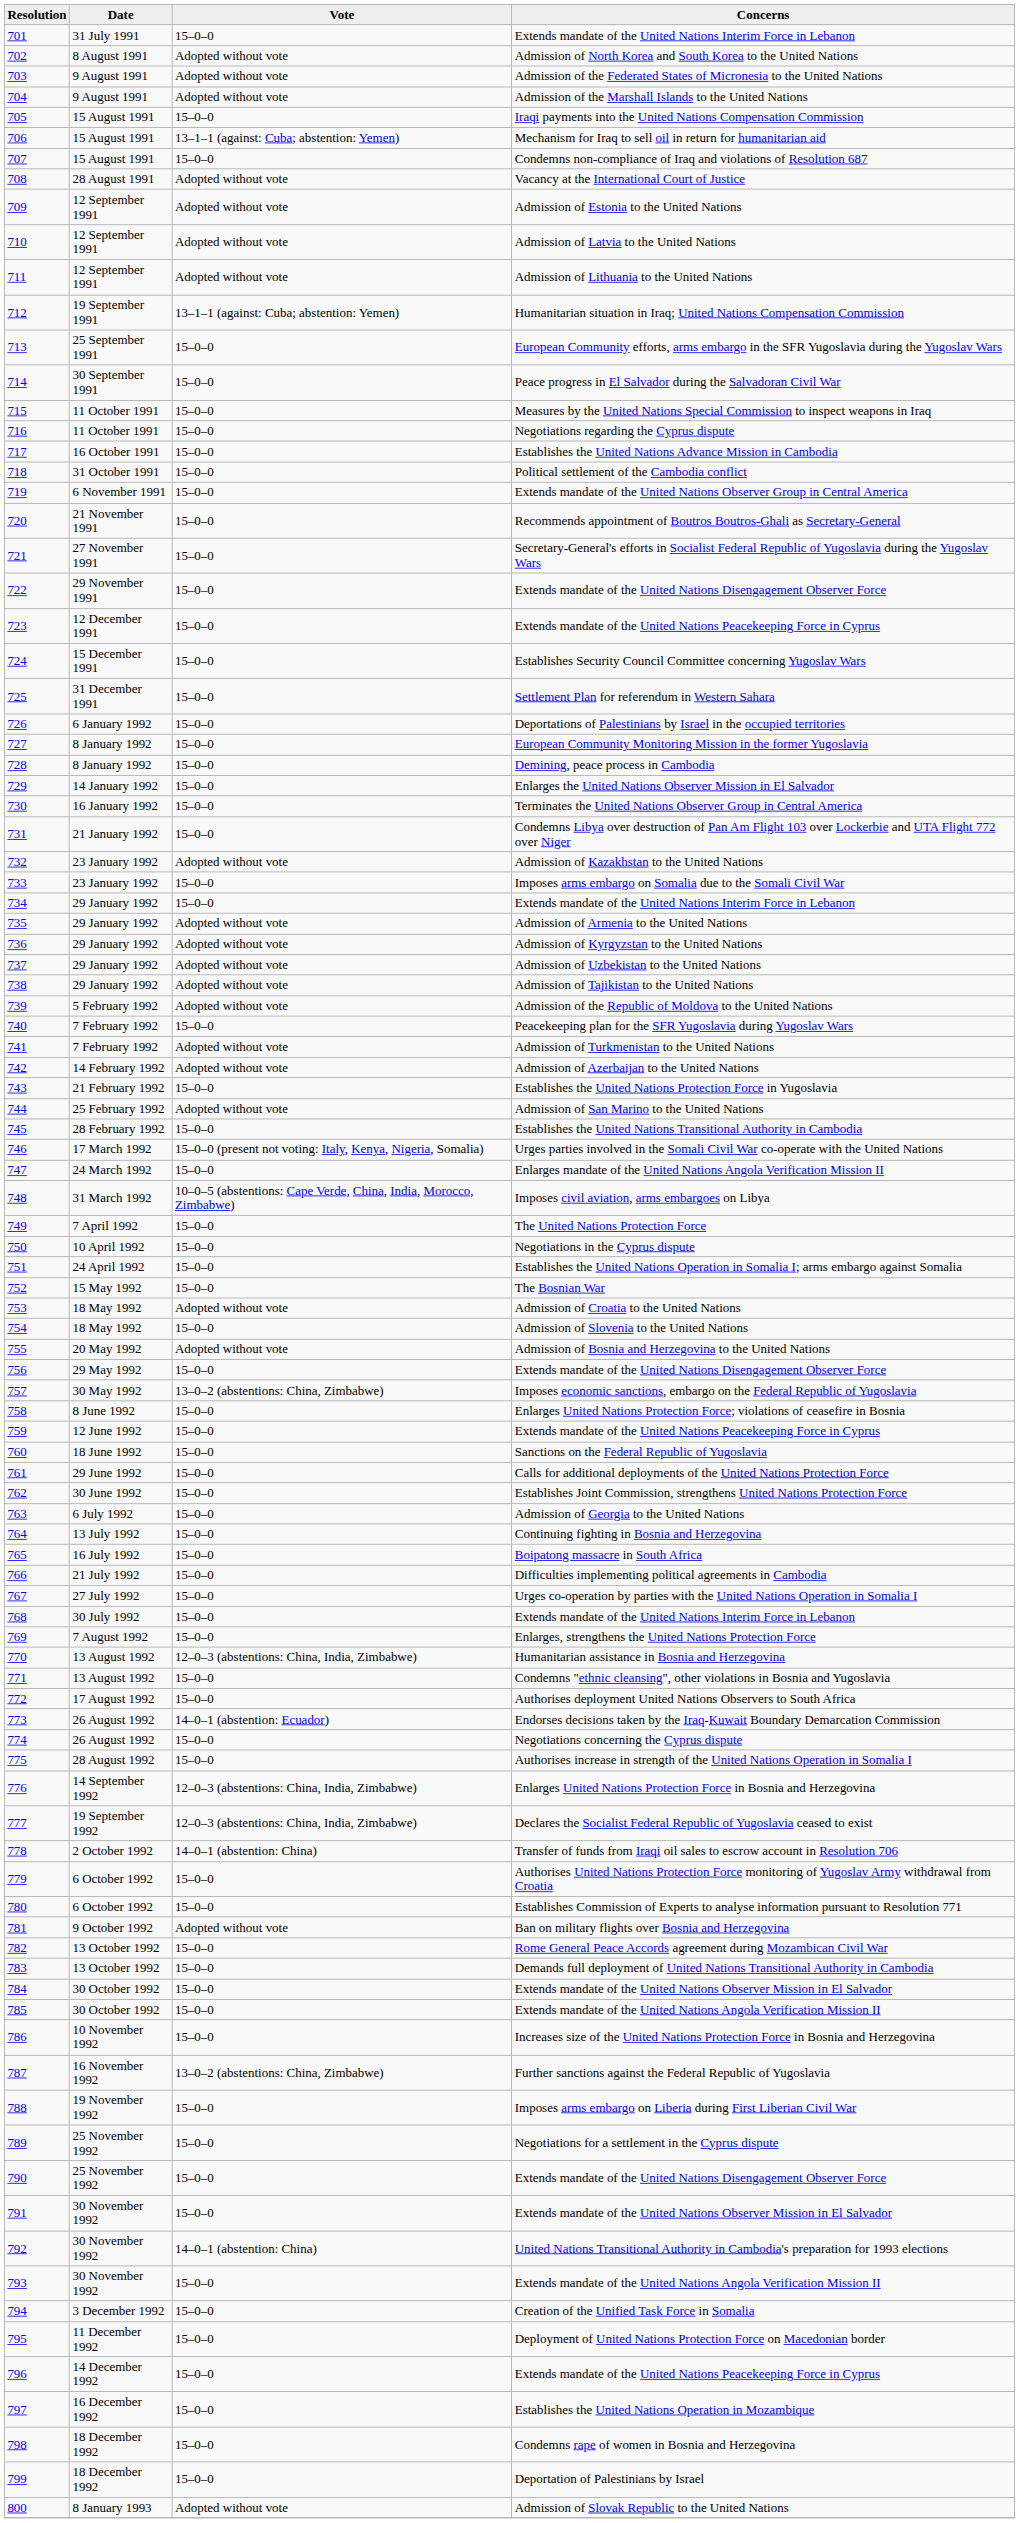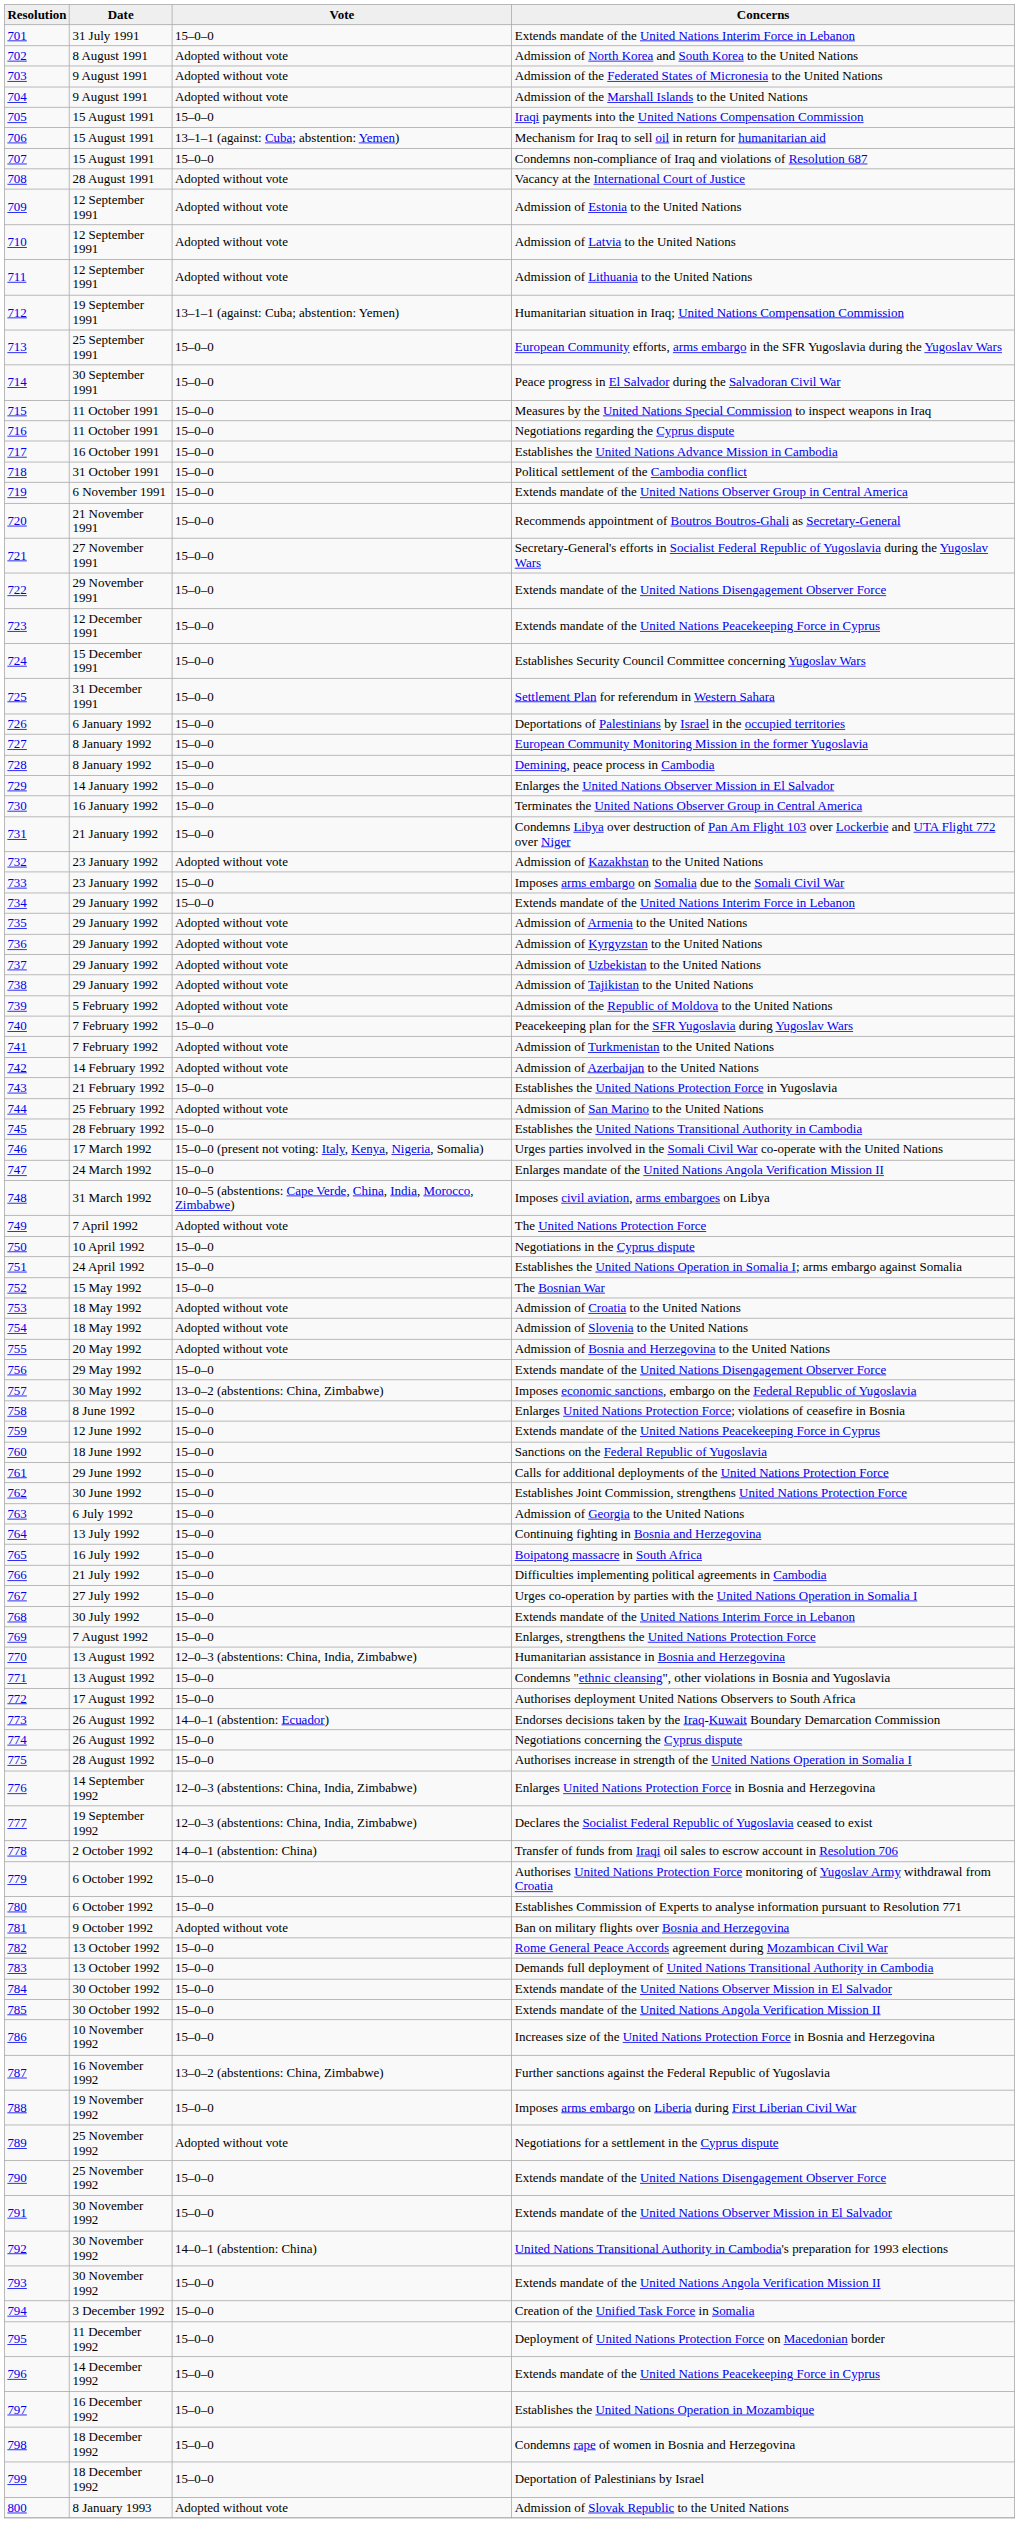(194, 1226) 15–0–0 -> (231, 1226) Adopted without vote
(194, 1328) 15–0–0 -> (231, 1328) Adopted without vote
(194, 2142) 15–0–0 -> (231, 2142) Adopted without vote
